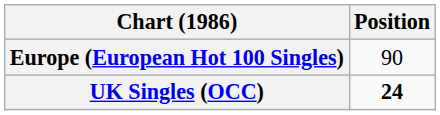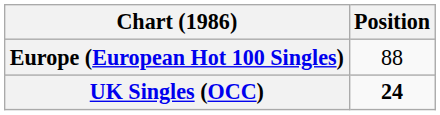(392, 57) 90 -> (392, 57) 88
